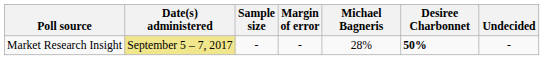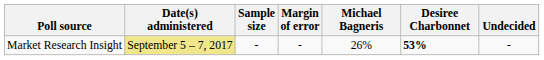(361, 45) 28% -> (361, 45) 26%
(415, 45) 50% -> (415, 45) 53%
